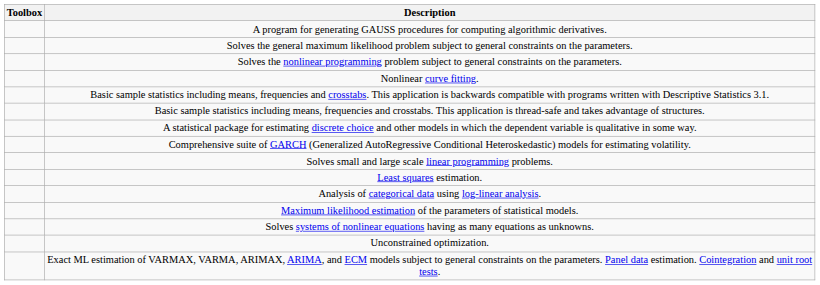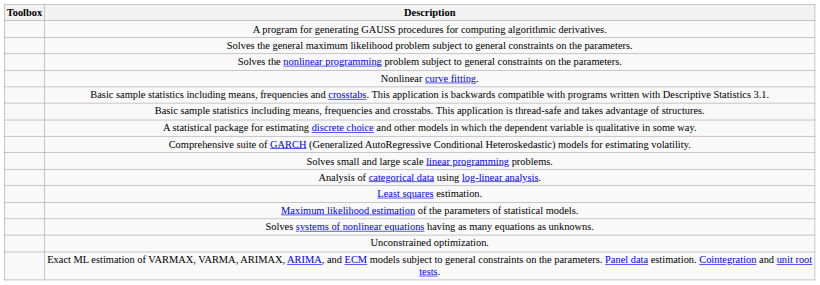rows swapped: (430, 177) <-> (430, 194)
